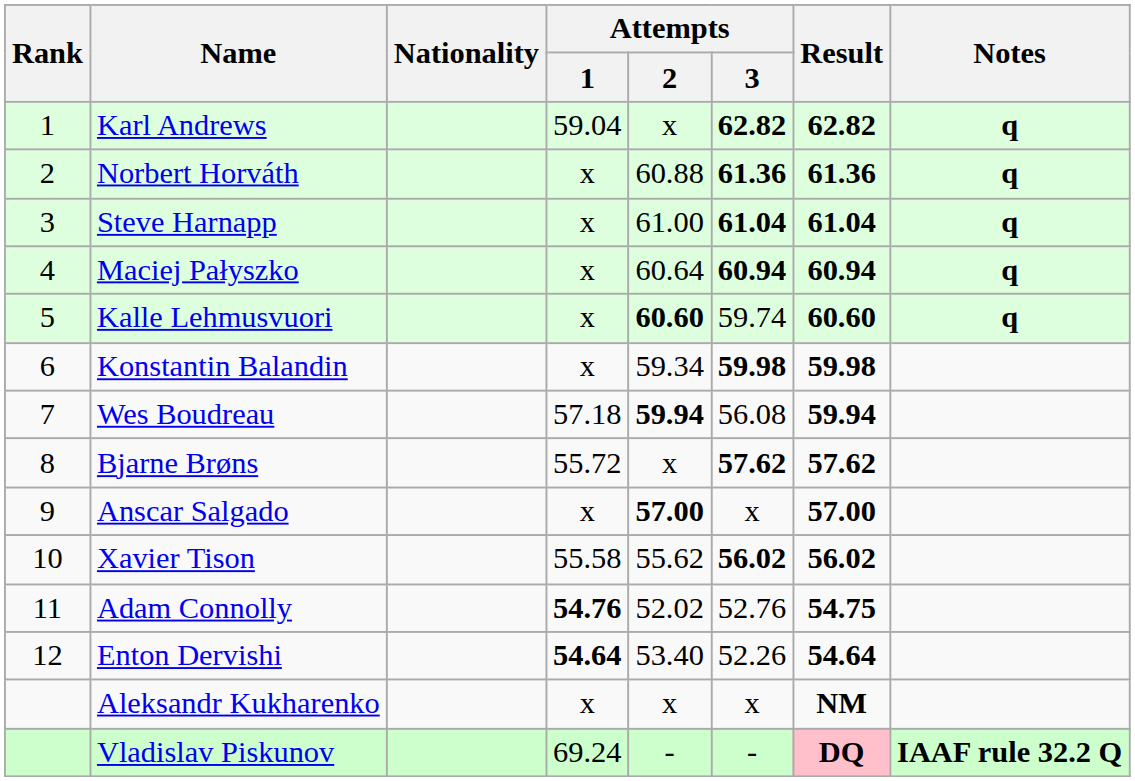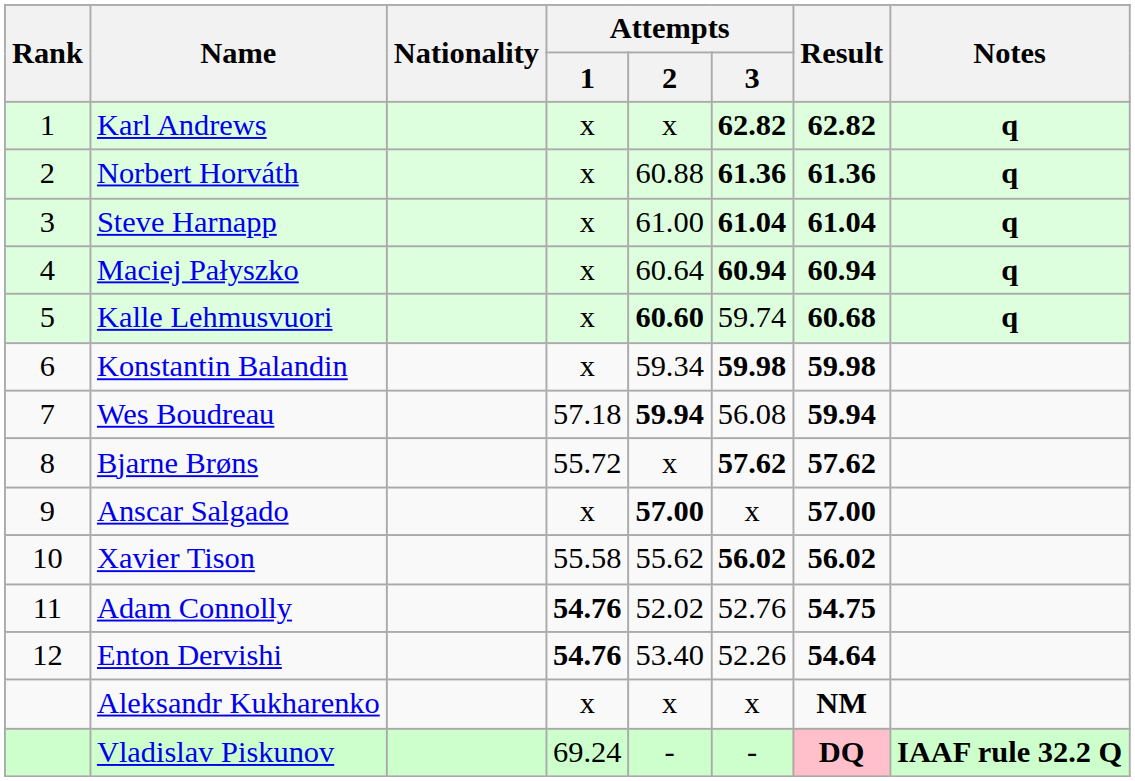(587, 125) 59.04 -> (587, 125) x
(842, 317) 60.60 -> (842, 317) 60.68
(587, 655) 54.64 -> (587, 655) 54.76
